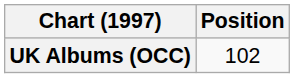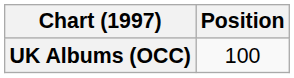(243, 55) 102 -> (243, 55) 100
